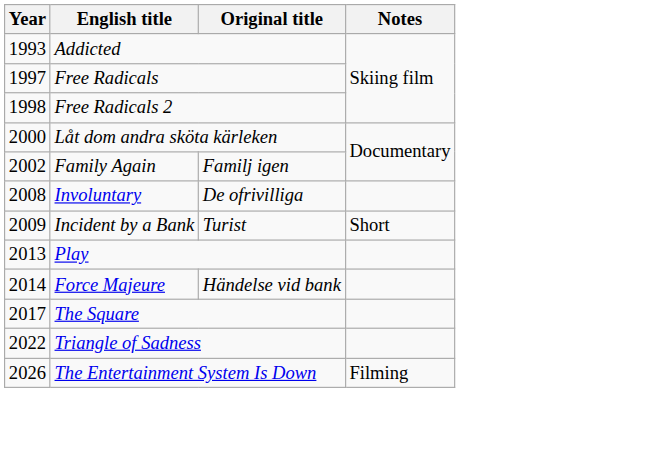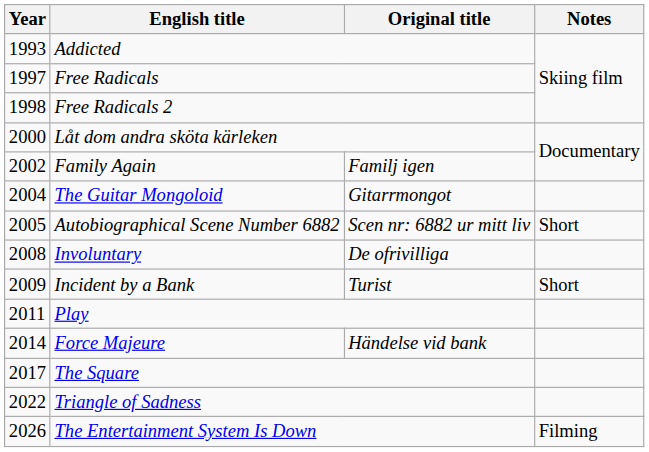+ row: (139, 195)
+ row: (197, 225)
(27, 254) 2013 -> (27, 313) 2011
